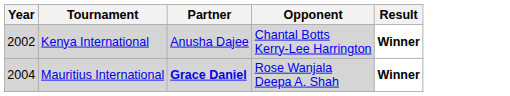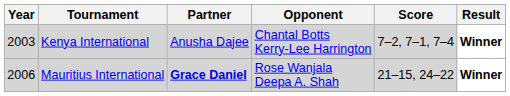+ column: (416, 15)
(21, 41) 2002 -> (21, 41) 2003
(21, 75) 2004 -> (21, 75) 2006
